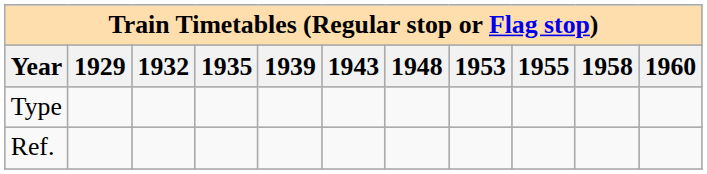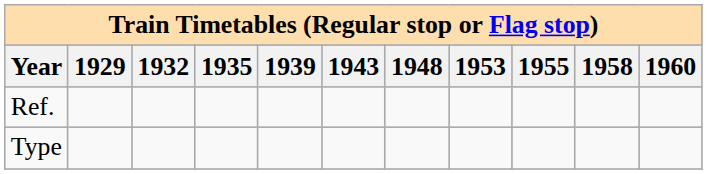rows swapped: (33, 147) <-> (36, 106)
